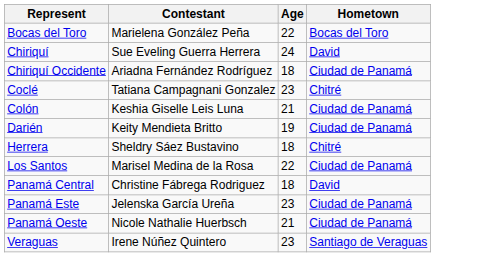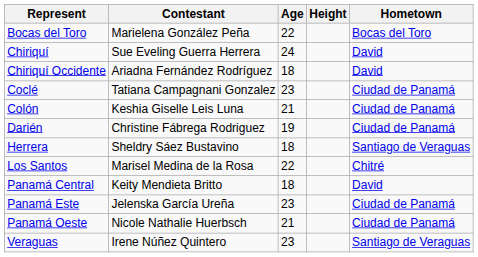+ column: (328, 14)
(361, 71) Ciudad de Panamá -> (367, 71) David
(325, 90) Chitré -> (403, 90) Ciudad de Panamá
(167, 128) Keity Mendieta Britto -> (188, 128) Christine Fábrega Rodriguez
(325, 147) Chitré -> (411, 147) Santiago de Veraguas
(361, 166) Ciudad de Panamá -> (368, 166) Chitré
(188, 185) Christine Fábrega Rodriguez -> (167, 185) Keity Mendieta Britto
